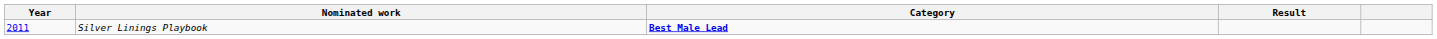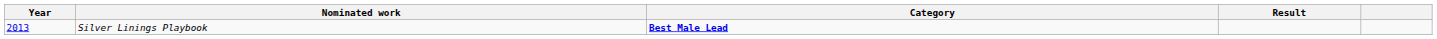(18, 27) 2011 -> (18, 27) 2013
